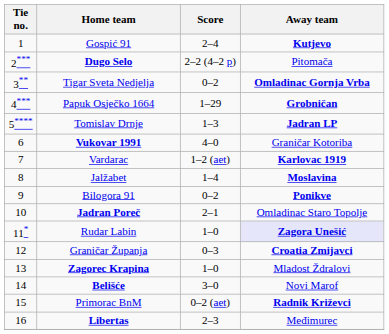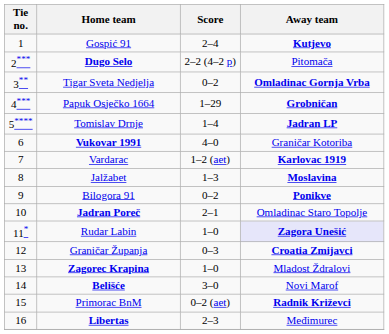(210, 123) 1–3 -> (210, 123) 1–4
(210, 177) 1–4 -> (210, 177) 1–3
